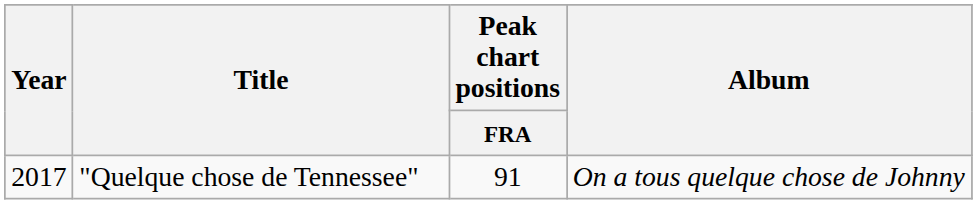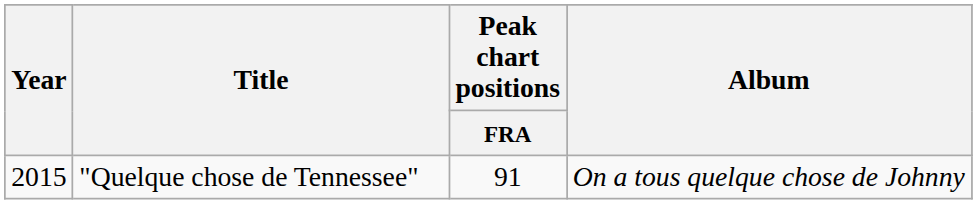(39, 176) 2017 -> (39, 176) 2015
